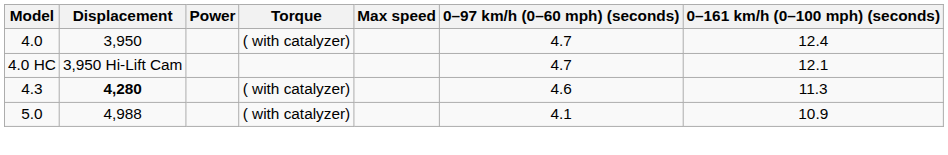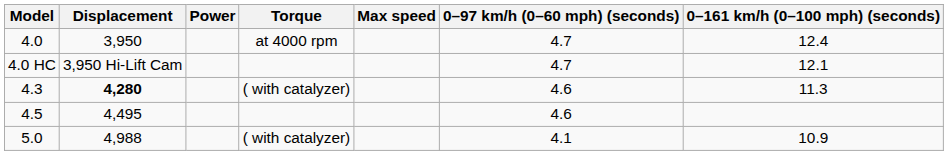(296, 41) ( with catalyzer) -> (296, 41) at 4000 rpm
+ row: (32, 114)
